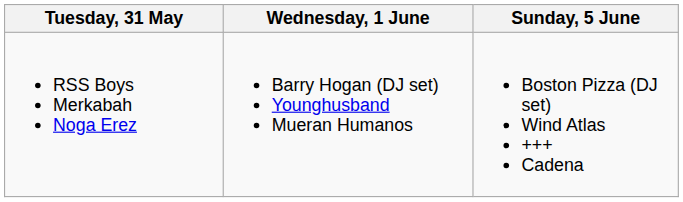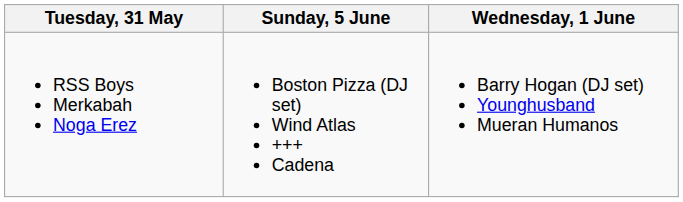columns swapped: (348, 18) <-> (576, 18)
